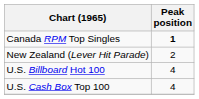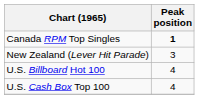(173, 54) 2 -> (173, 54) 3
